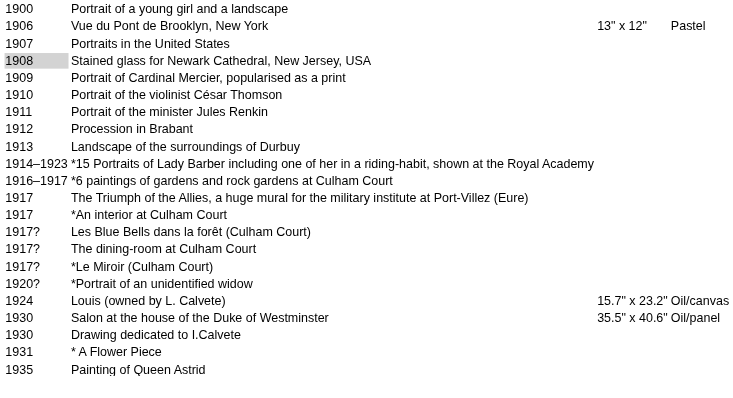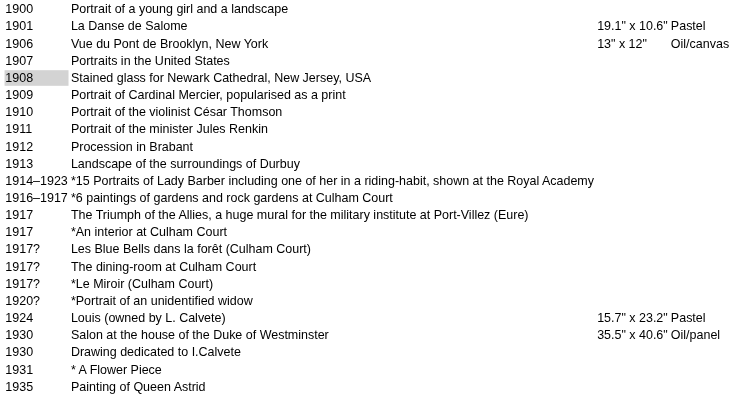+ row: (129, 26)
(688, 26) Pastel -> (700, 43) Oil/canvas
(700, 301) Oil/canvas -> (688, 318) Pastel
